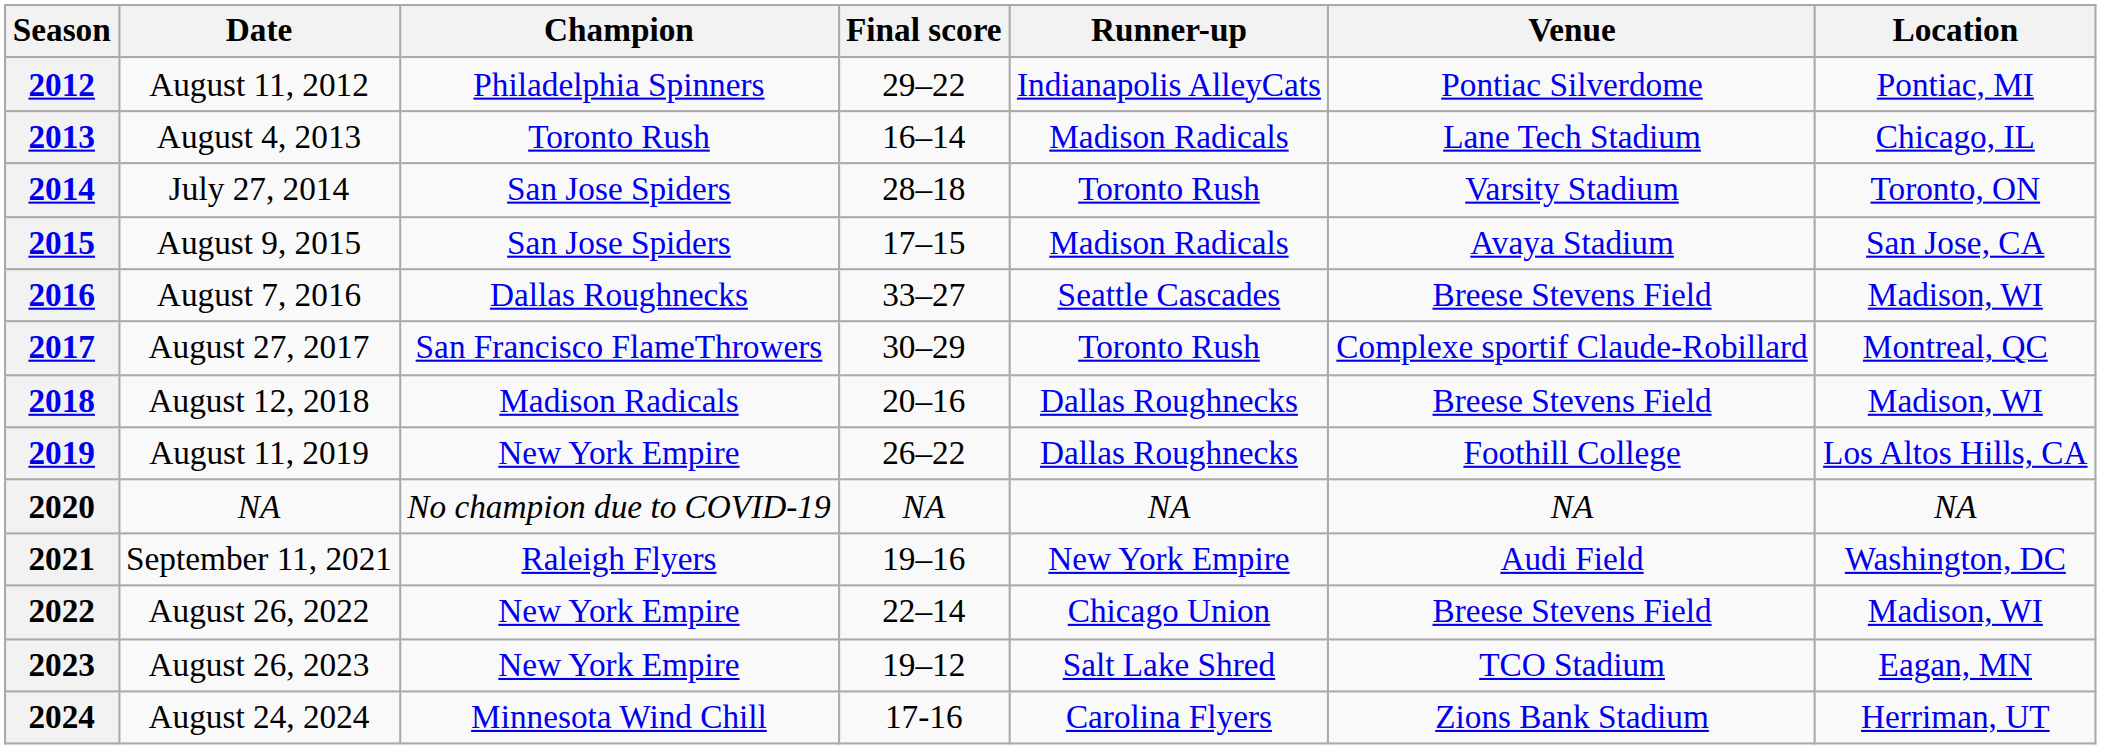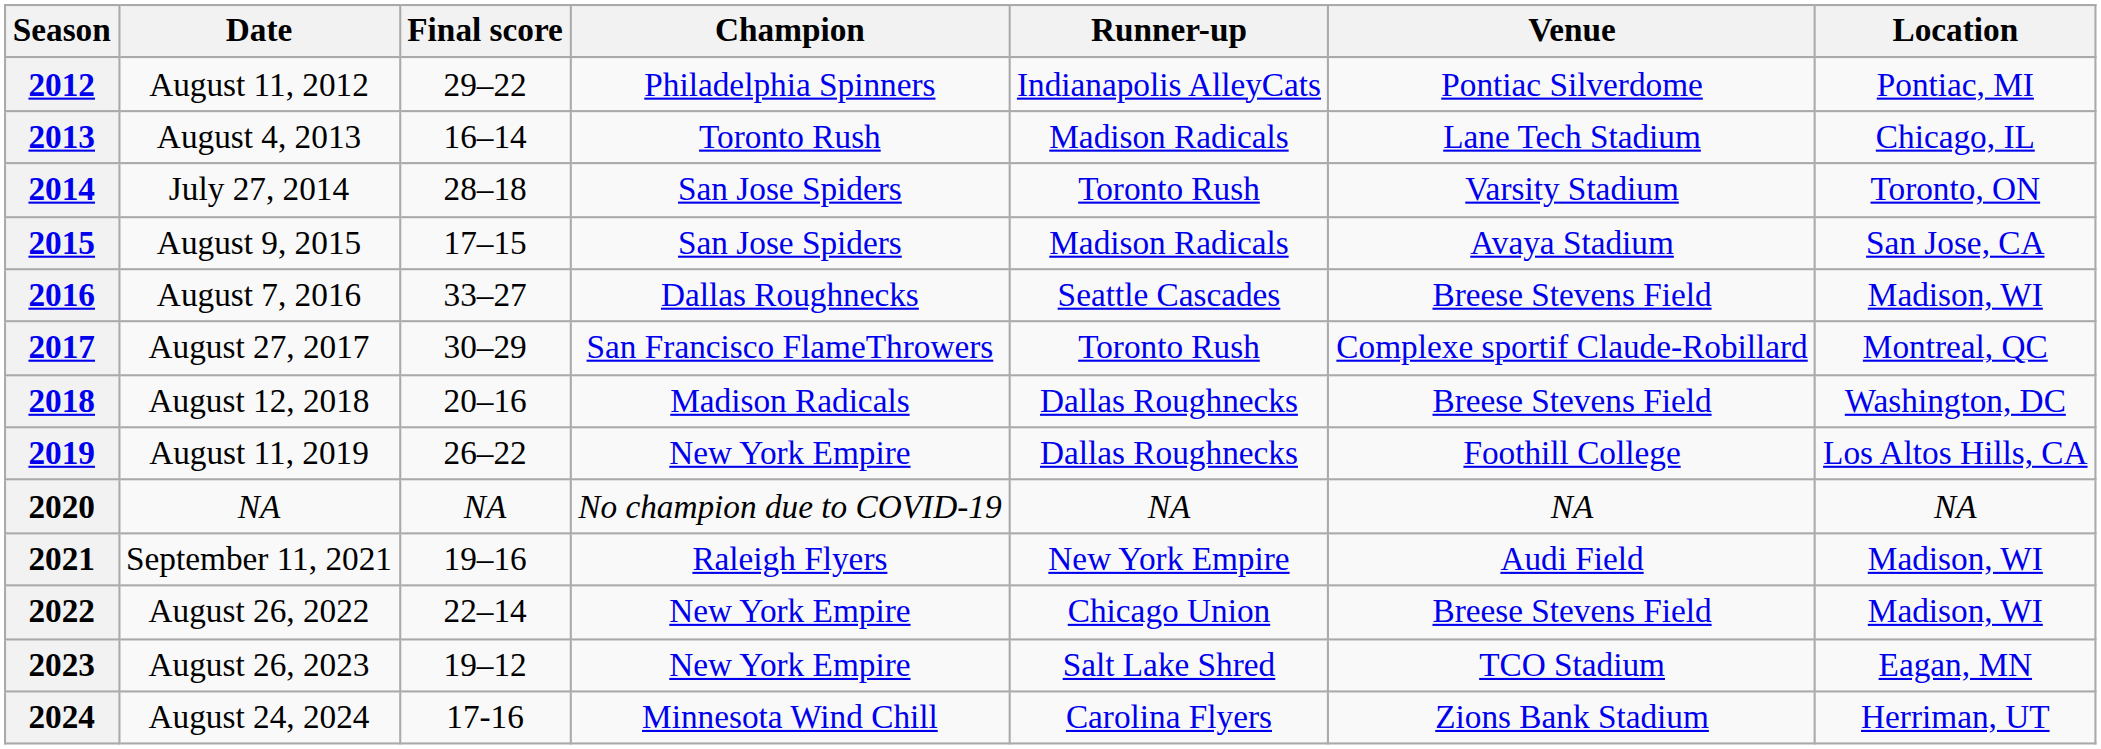columns swapped: (619, 30) <-> (924, 30)
(1955, 400) Madison, WI -> (1955, 400) Washington, DC
(1955, 558) Washington, DC -> (1955, 558) Madison, WI
